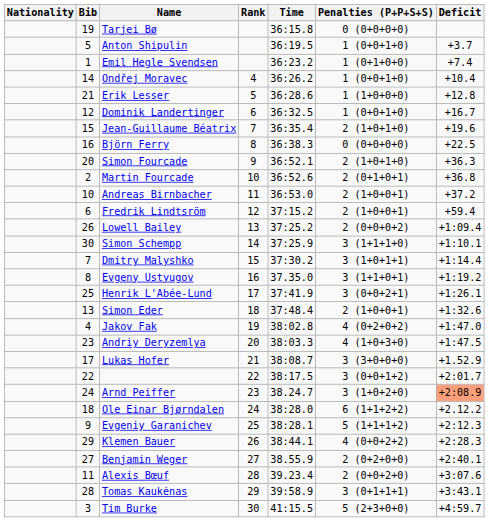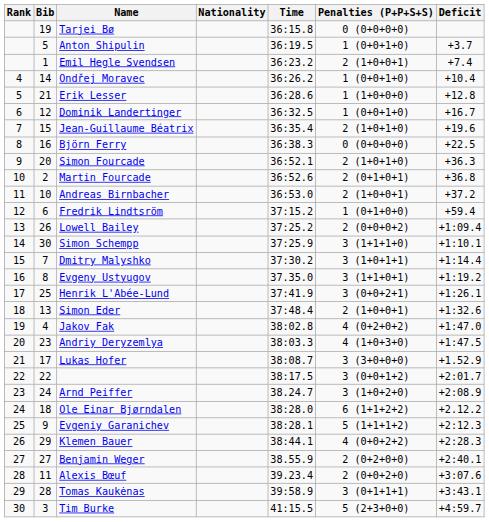columns swapped: (253, 13) <-> (40, 13)
(376, 62) 1 (0+1+0+0) -> (376, 62) 2 (1+0+0+1)
(376, 211) 2 (1+0+0+1) -> (376, 211) 1 (0+1+0+0)
(460, 393) lightsalmon background -> (460, 393) no background
